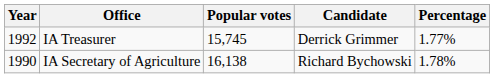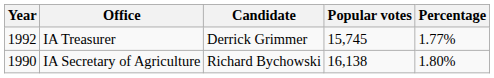columns swapped: (355, 15) <-> (249, 15)
(437, 61) 1.78% -> (437, 61) 1.80%
